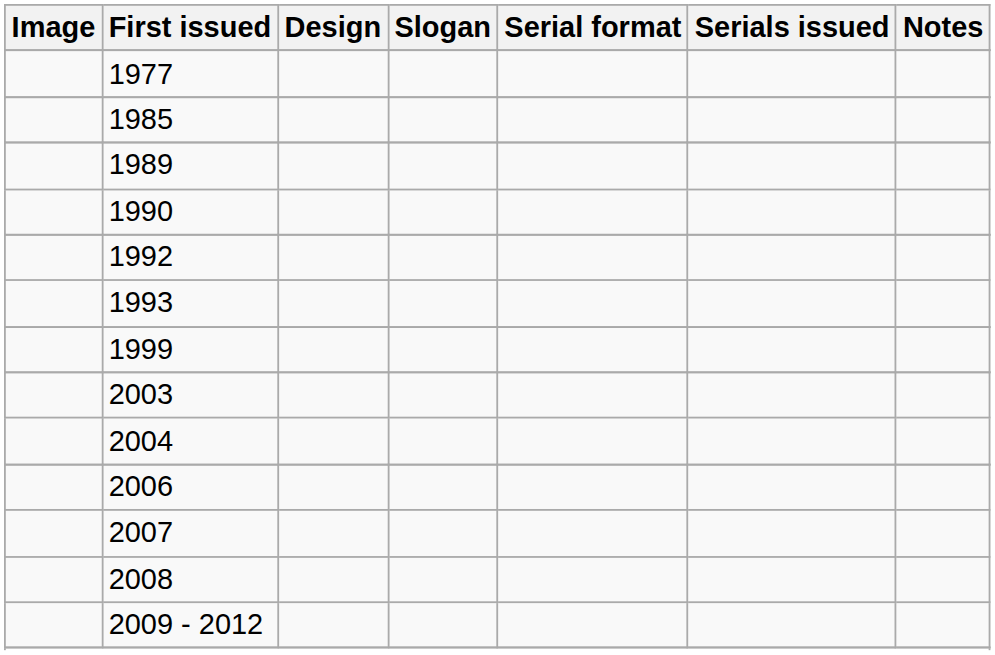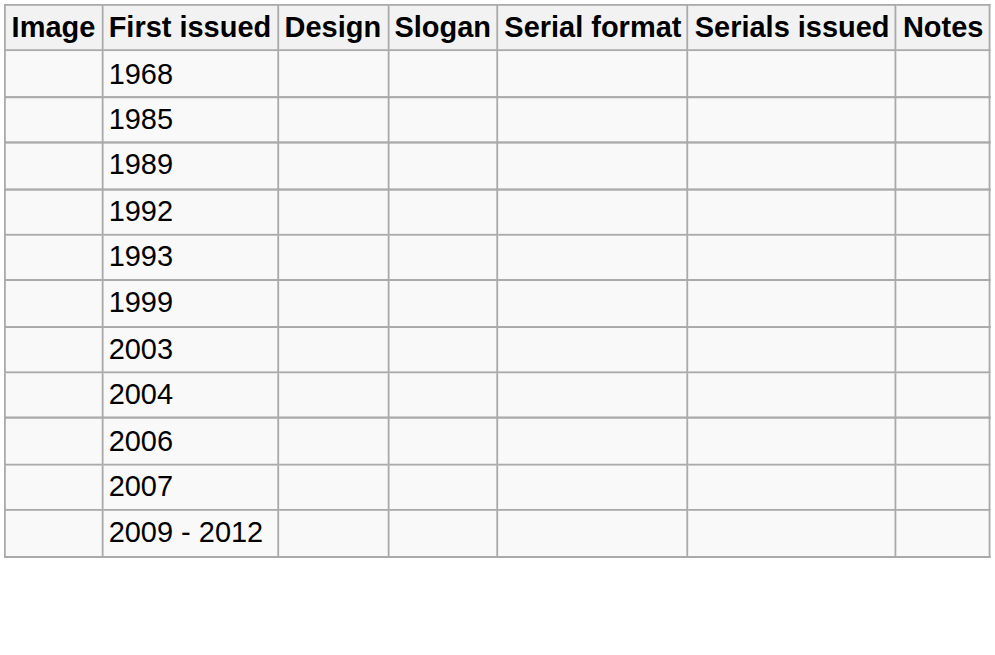+ row: (141, 73)
- row: (141, 73)
- row: (141, 211)
- row: (141, 578)
